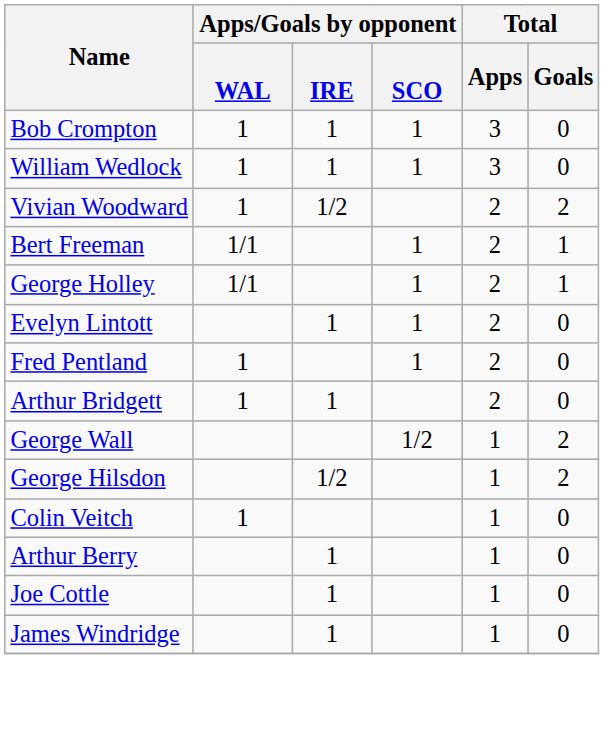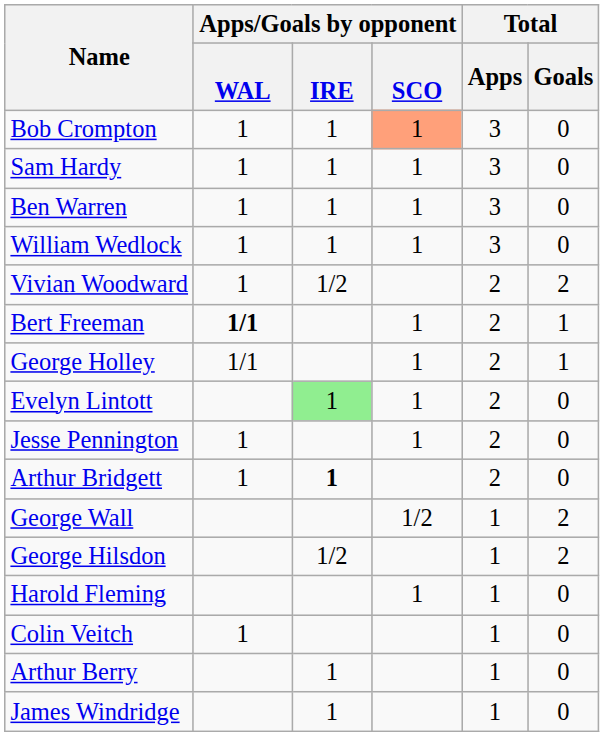(417, 129) no background -> (417, 129) lightsalmon background
+ row: (66, 167)
+ row: (69, 206)
(243, 245) normal -> (243, 323) bold
(332, 323) no background -> (332, 400) lightgreen background
+ row: (94, 439)
- row: (79, 362)
(332, 400) normal -> (332, 478) bold
+ row: (88, 594)
- row: (60, 594)
